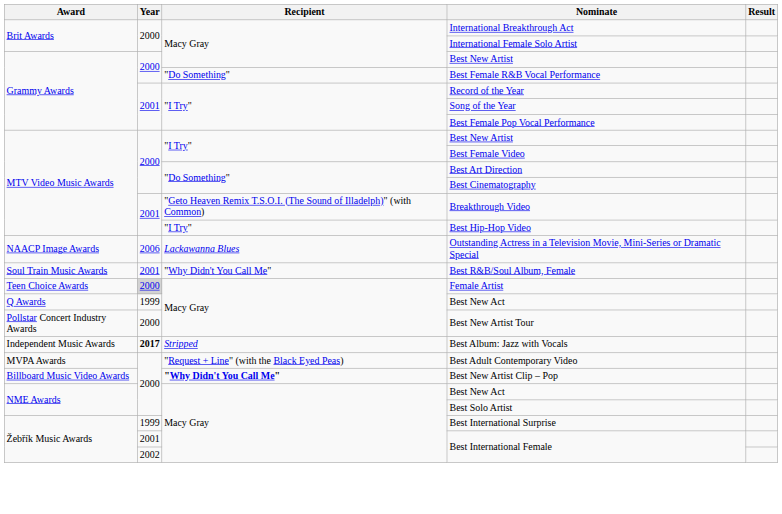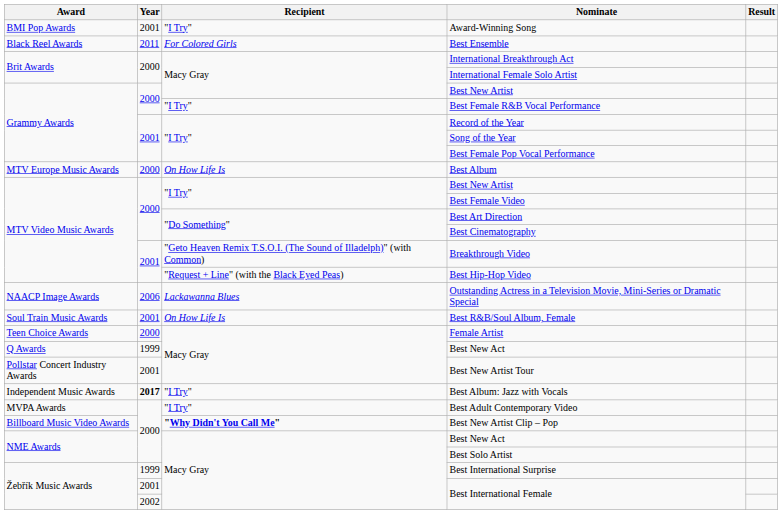+ row: (41, 28)
+ row: (44, 43)
(197, 75) "Do Something" -> (178, 106) "I Try"
+ row: (63, 169)
(178, 228) "I Try" -> (254, 275) "Request + Line" (with the Black Eyed Peas)
(218, 270) "Why Didn't You Call Me" -> (195, 317) On How Life Is
(150, 286) lightgrey background -> (150, 333) no background
(150, 323) 2000 -> (150, 370) 2001
(181, 344) Stripped -> (178, 391) "I Try"
(254, 360) "Request + Line" (with the Black Eyed Peas) -> (178, 407) "I Try"
